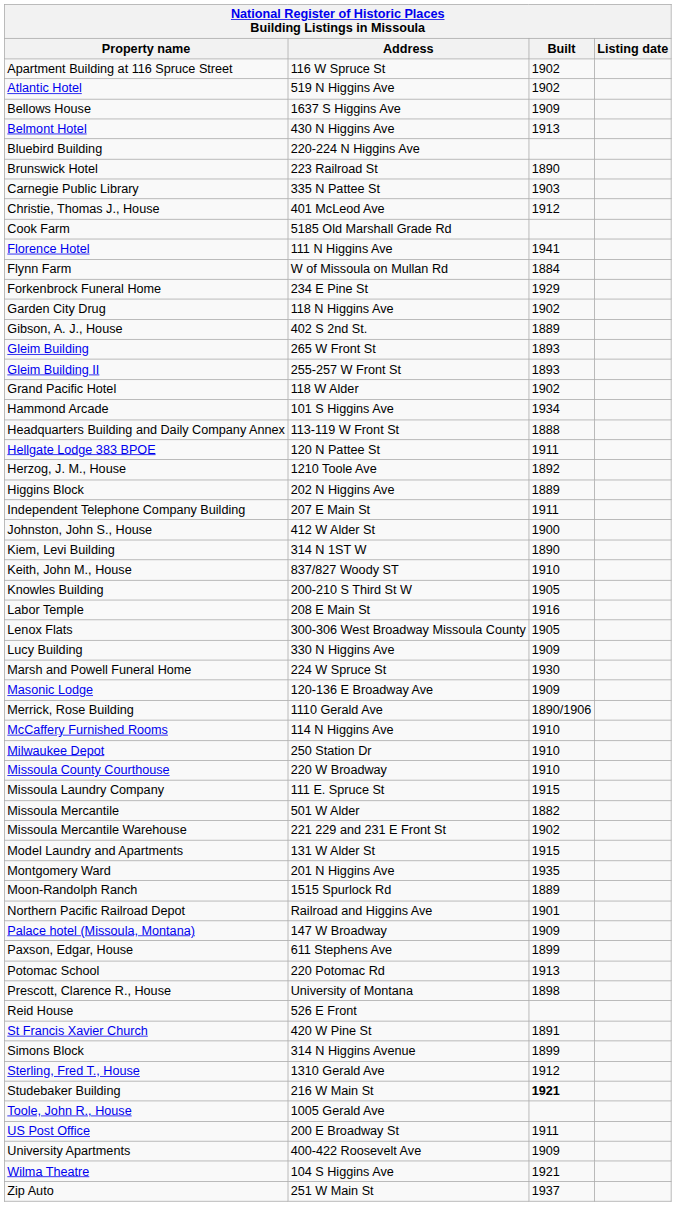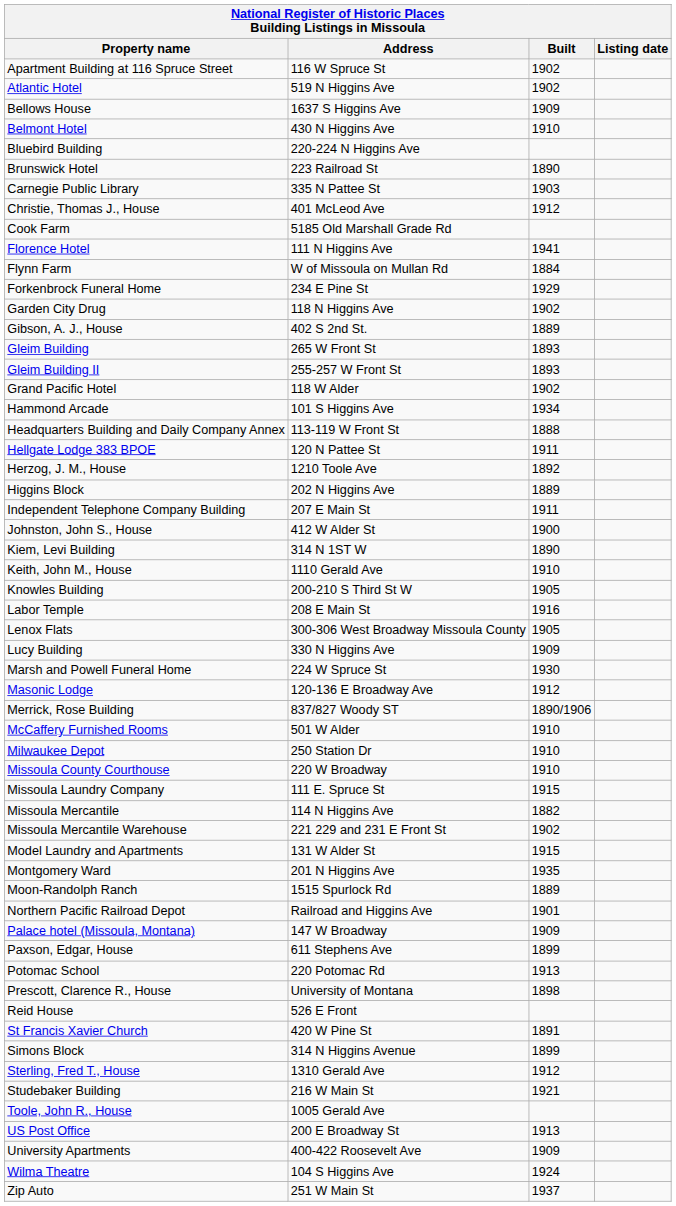(546, 128) 1913 -> (546, 128) 1910
(345, 569) 837/827 Woody ST -> (337, 569) 1110 Gerald Ave
(546, 690) 1909 -> (546, 690) 1912
(337, 710) 1110 Gerald Ave -> (345, 710) 837/827 Woody ST
(342, 730) 114 N Higgins Ave -> (325, 730) 501 W Alder
(325, 810) 501 W Alder -> (342, 810) 114 N Higgins Ave
(546, 1091) bold -> (546, 1091) normal
(545, 1131) 1911 -> (546, 1131) 1913
(546, 1171) 1921 -> (546, 1171) 1924
